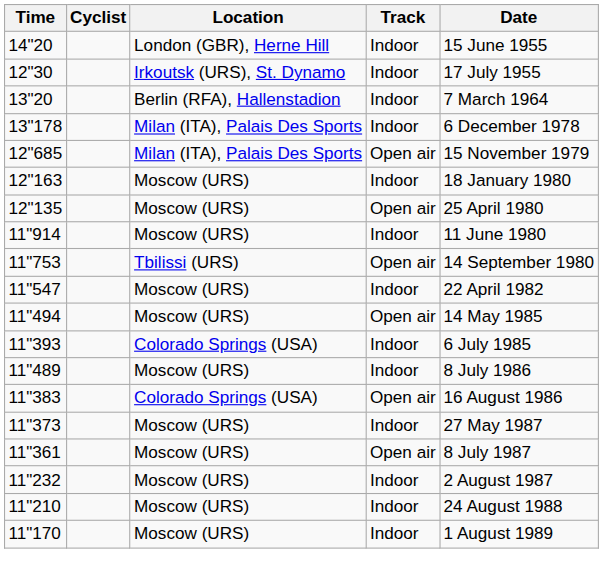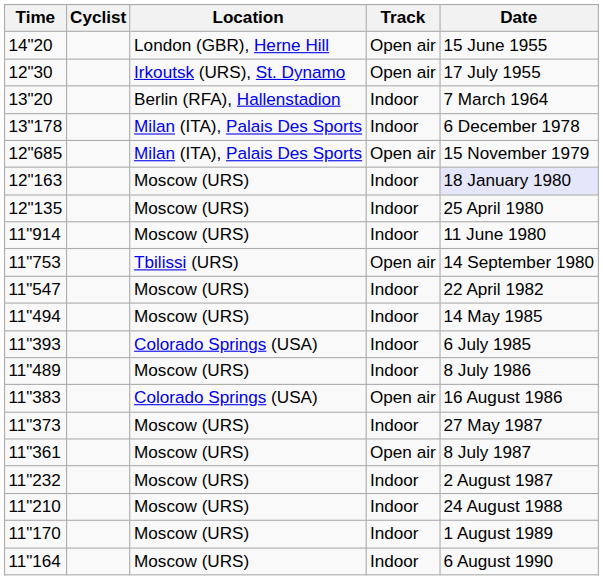(394, 45) Indoor -> (403, 45) Open air
(394, 72) Indoor -> (403, 72) Open air
(507, 180) no background -> (507, 180) lavender background
(403, 208) Open air -> (394, 208) Indoor
(403, 316) Open air -> (394, 316) Indoor
+ row: (35, 561)
